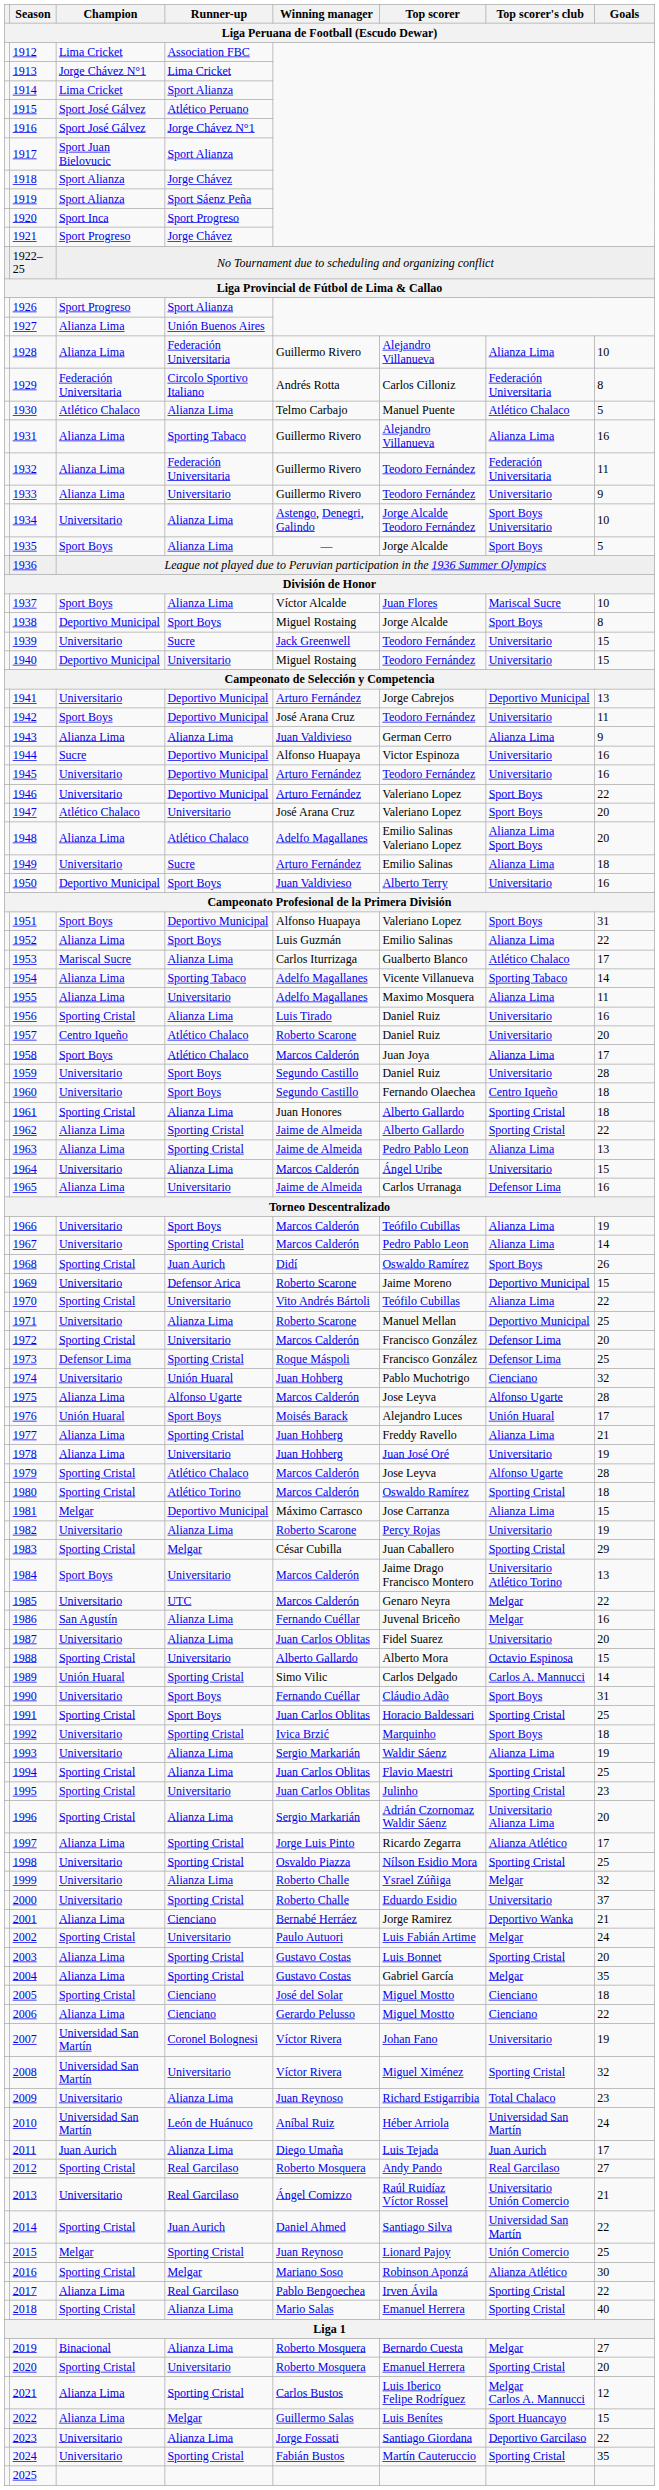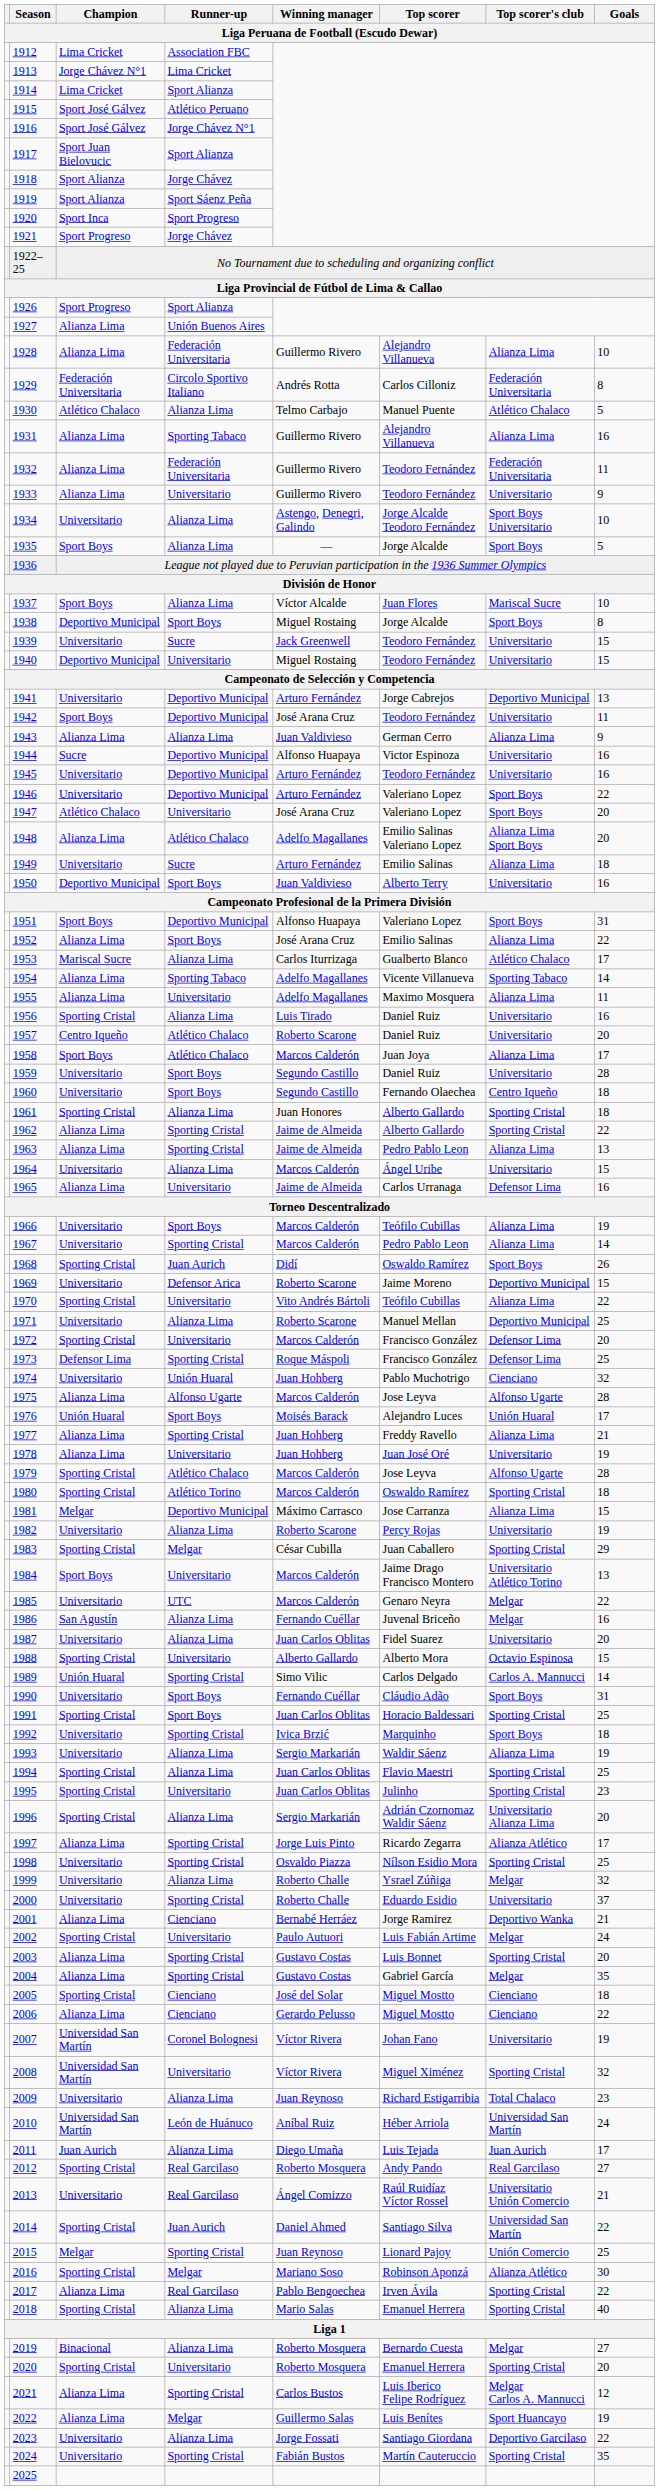(308, 940) Luis Guzmán -> (315, 940) José Arana Cruz
(603, 2418) 15 -> (603, 2418) 19
